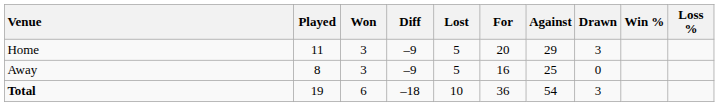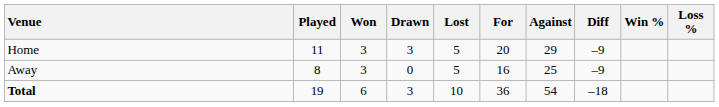columns swapped: (598, 22) <-> (410, 22)
